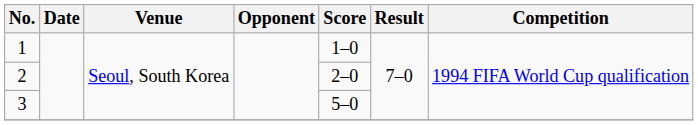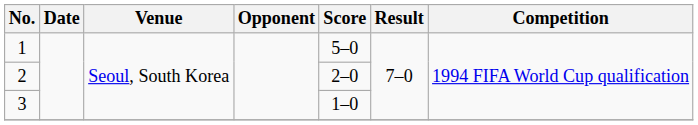(345, 47) 1–0 -> (345, 47) 5–0
(345, 104) 5–0 -> (345, 104) 1–0
